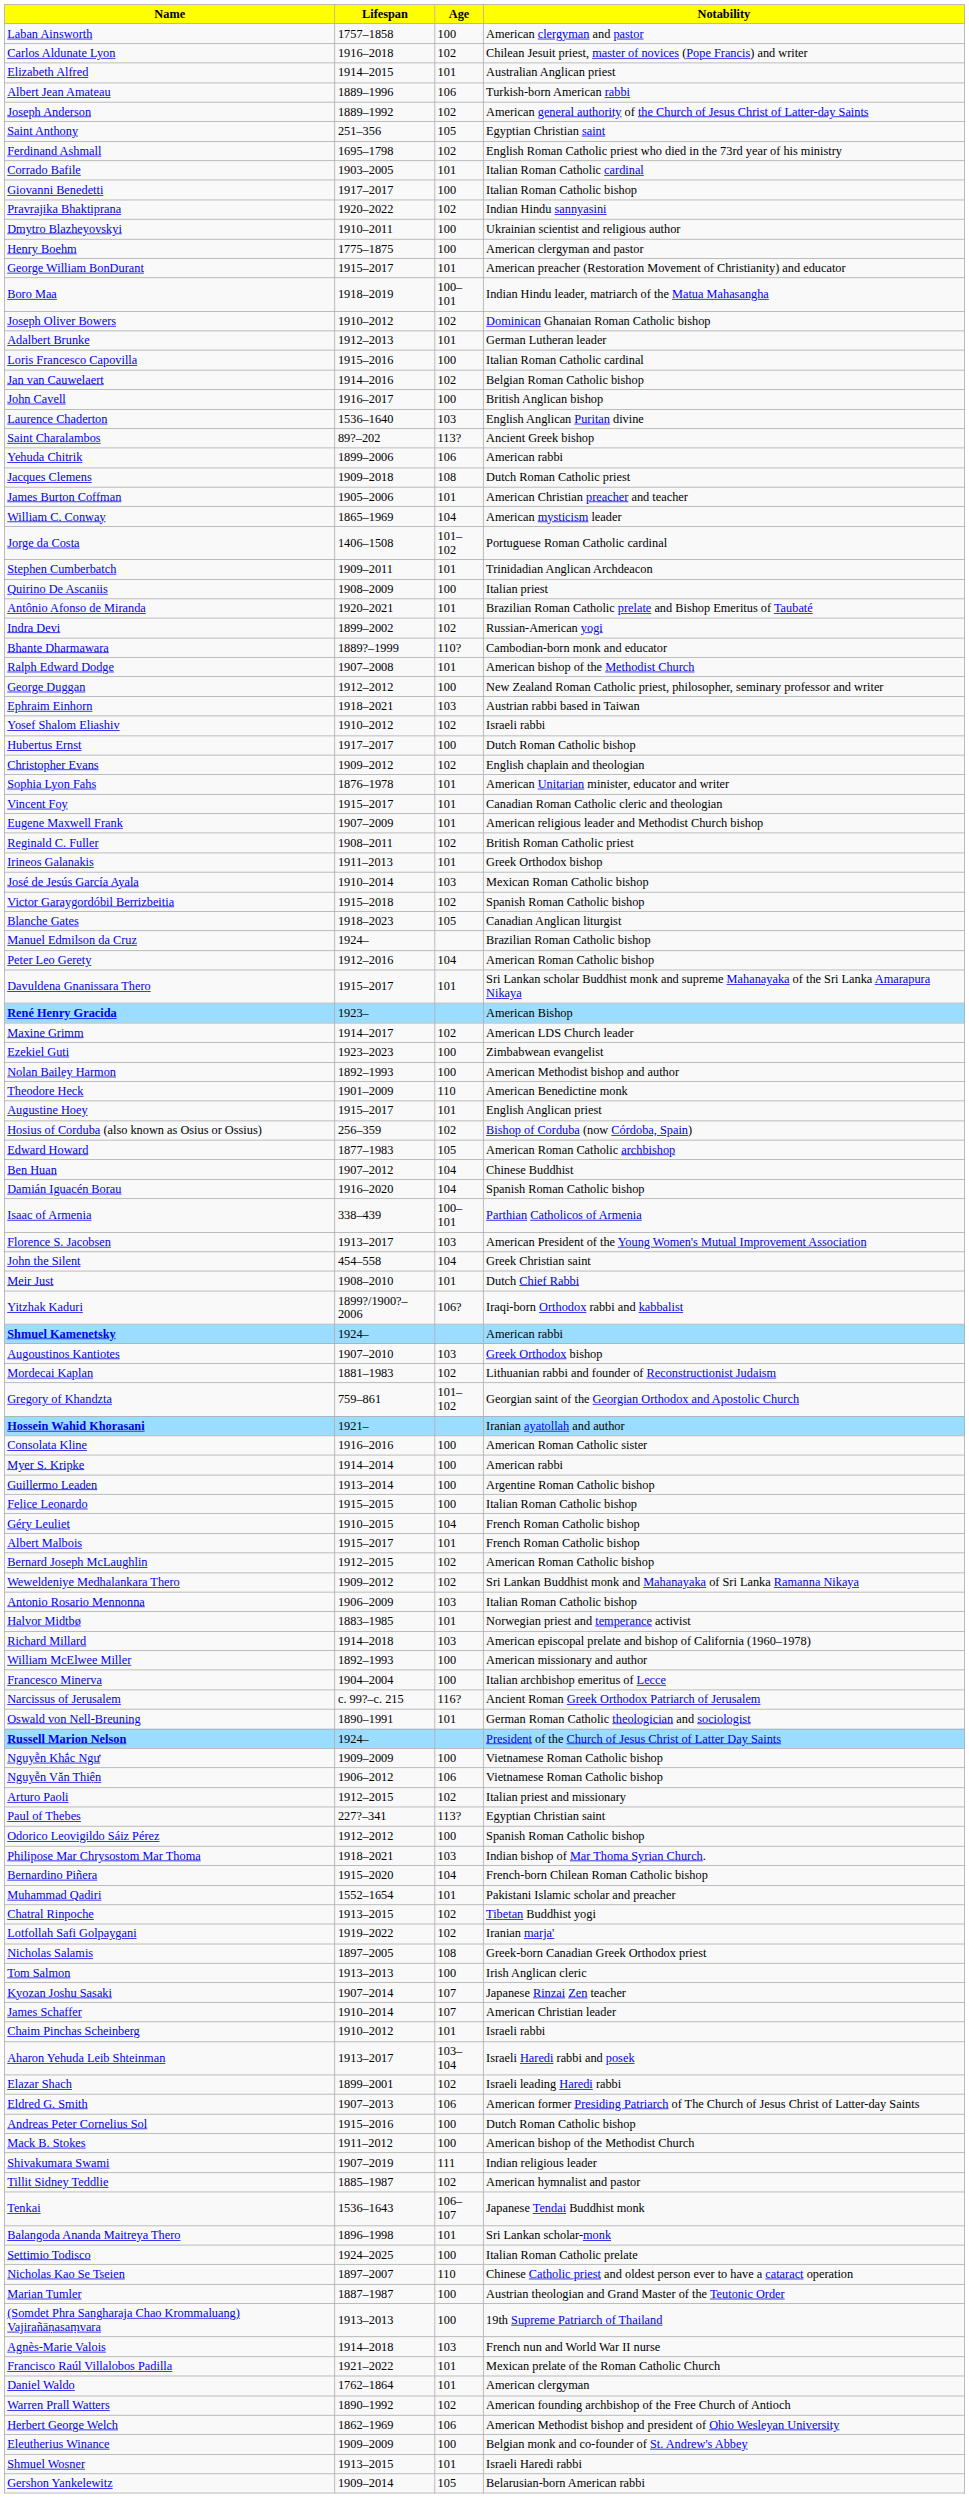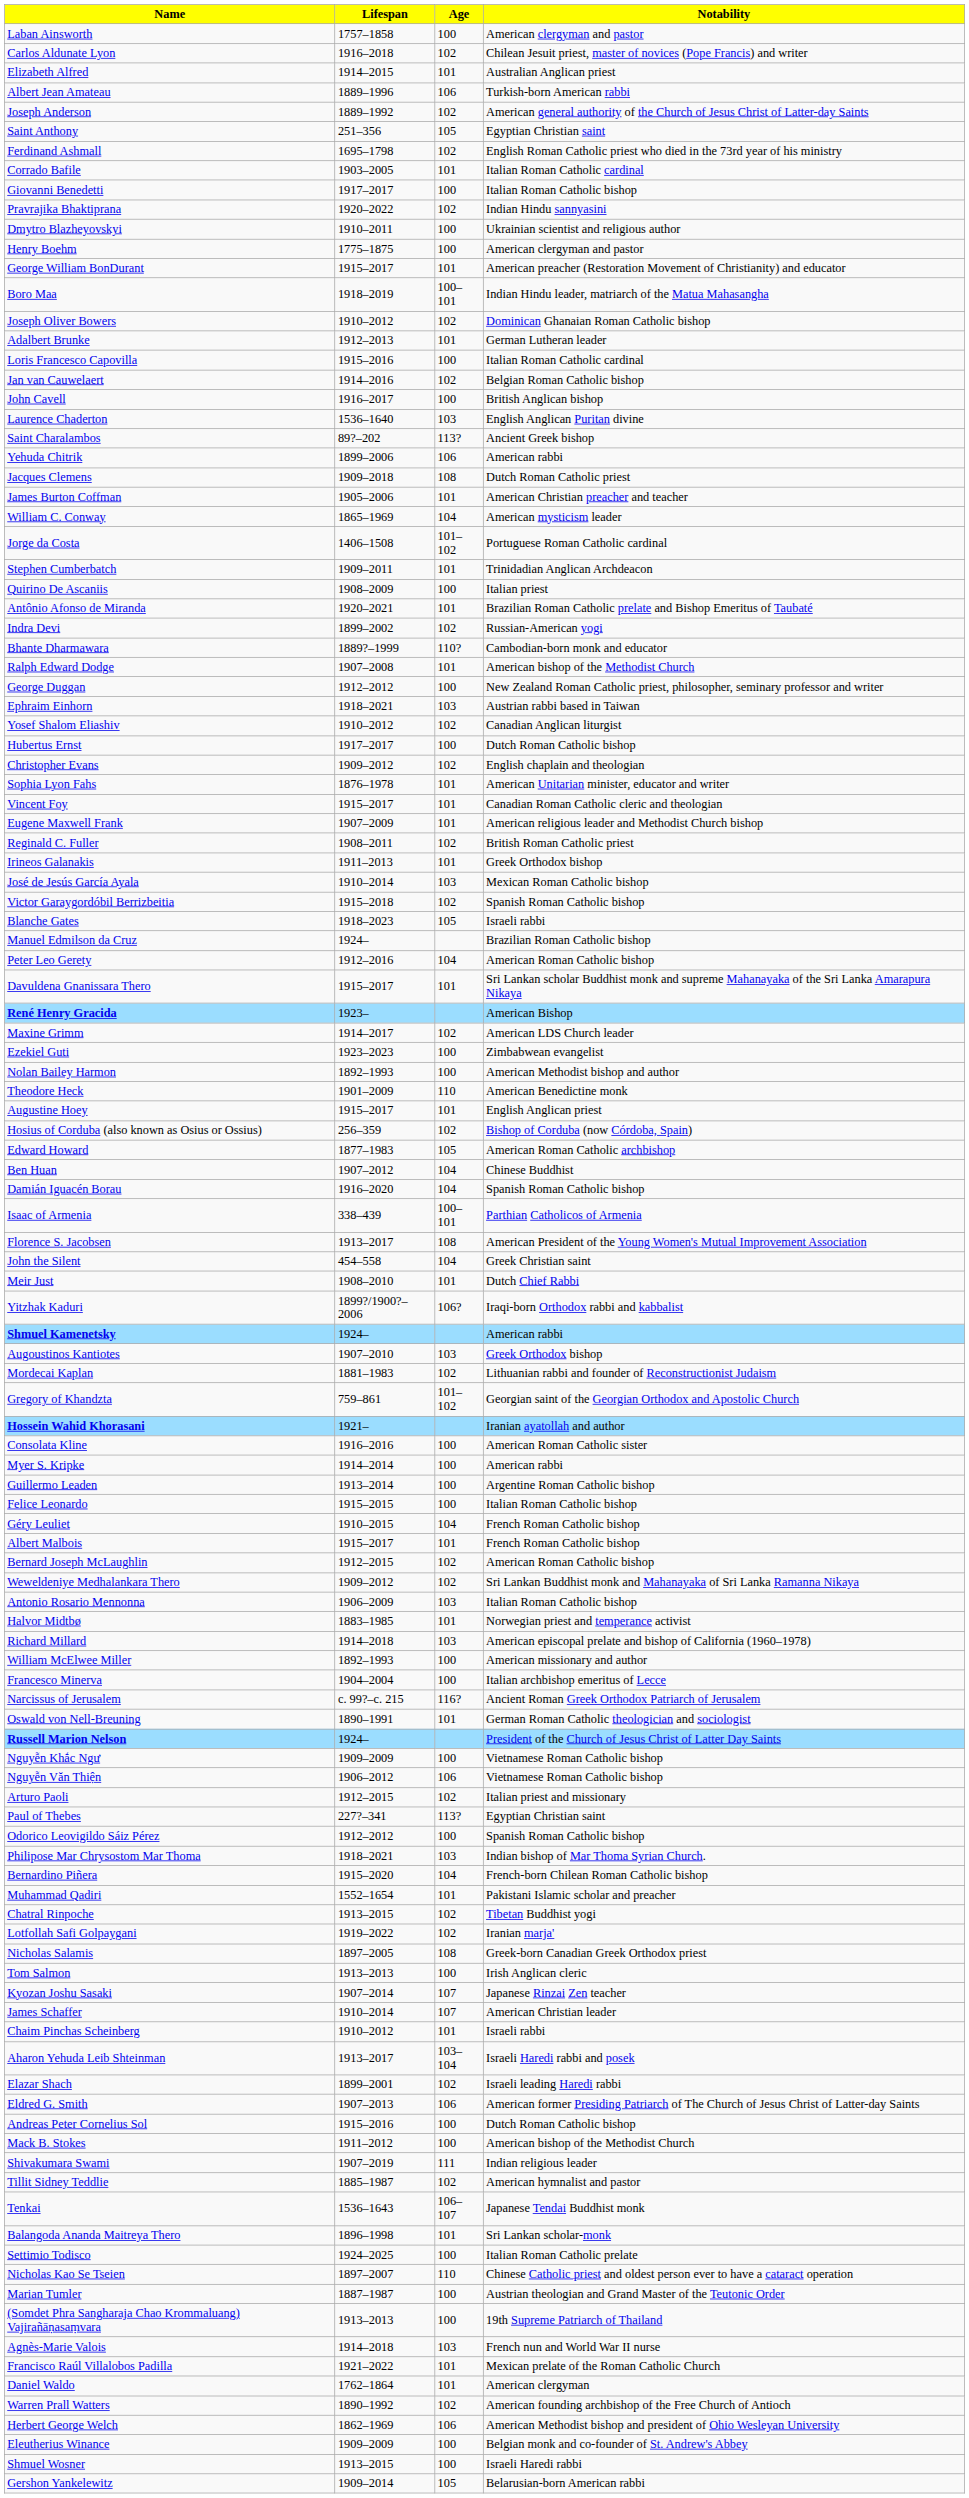(516, 725) Israeli rabbi -> (554, 725) Canadian Anglican liturgist
(554, 921) Canadian Anglican liturgist -> (516, 921) Israeli rabbi
(447, 1242) 103 -> (447, 1242) 108
(447, 2464) 101 -> (447, 2464) 100
